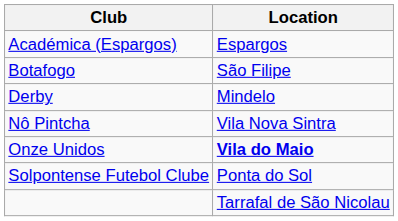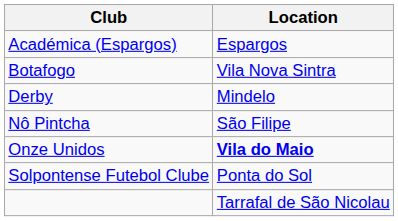(254, 70) São Filipe -> (276, 70) Vila Nova Sintra
(276, 123) Vila Nova Sintra -> (254, 123) São Filipe
